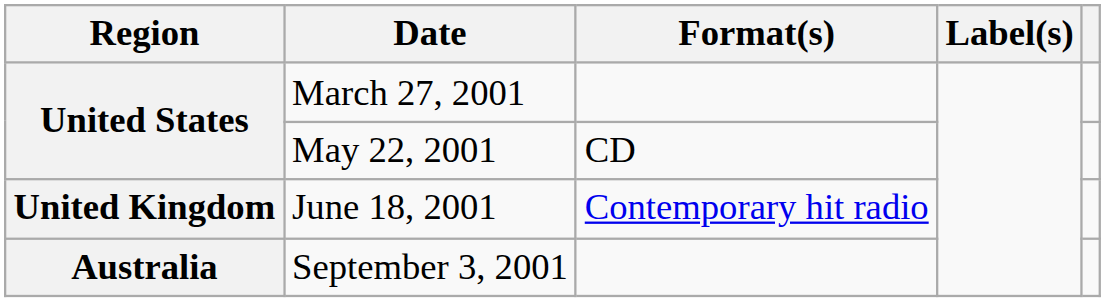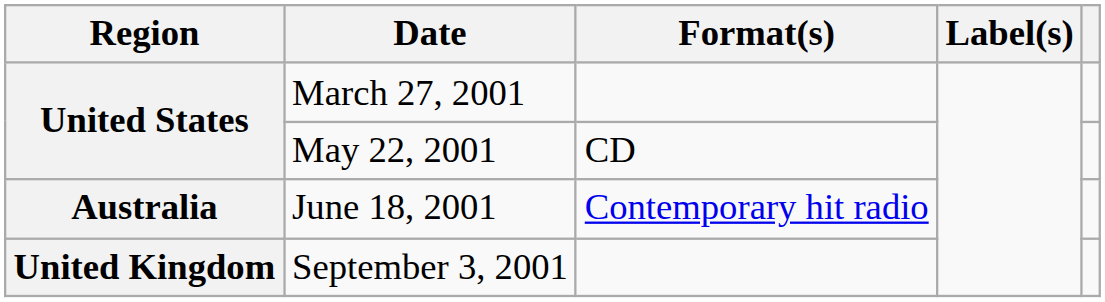(144, 207) United Kingdom -> (144, 207) Australia
(144, 265) Australia -> (144, 265) United Kingdom
